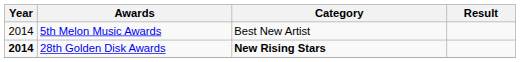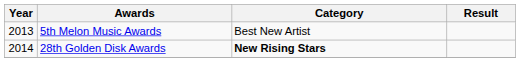(21, 31) 2014 -> (21, 31) 2013
(21, 48) bold -> (21, 48) normal
